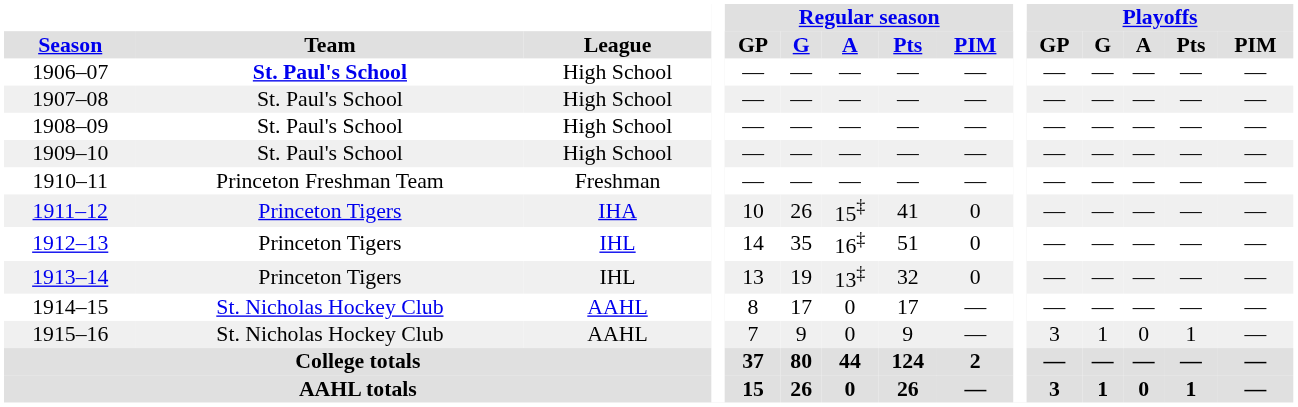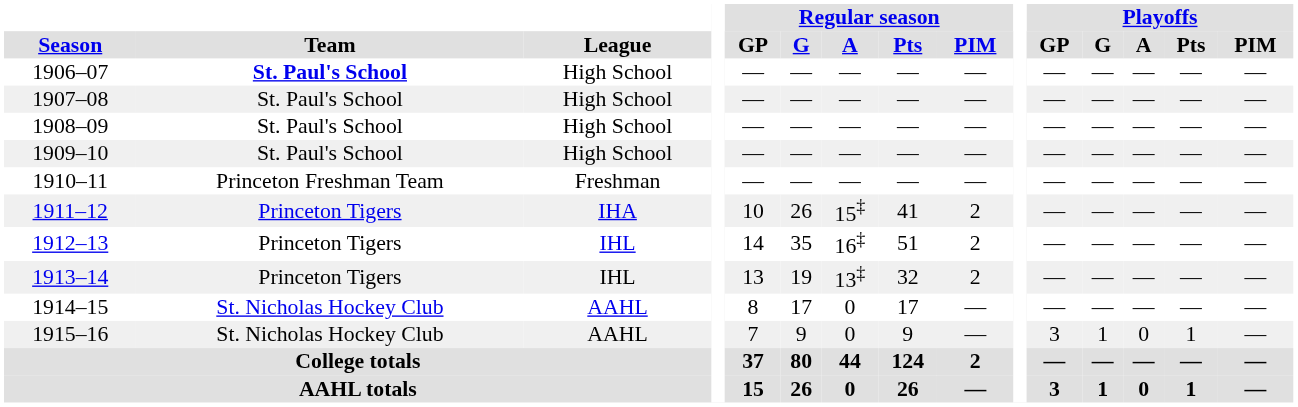(975, 210) 0 -> (975, 210) 2
(975, 243) 0 -> (975, 243) 2
(975, 276) 0 -> (975, 276) 2
